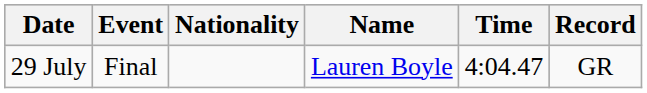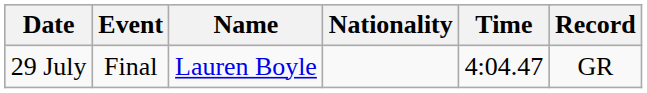columns swapped: (382, 25) <-> (237, 25)
